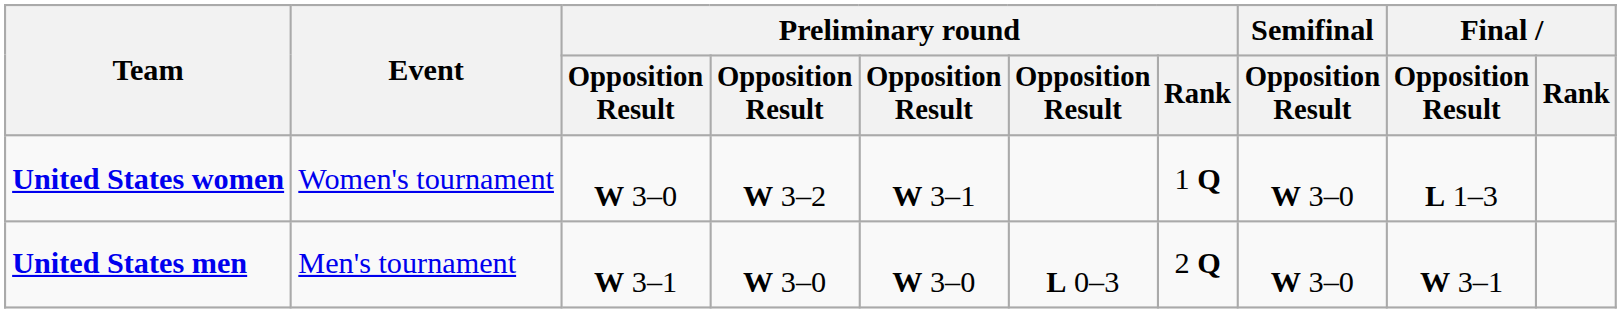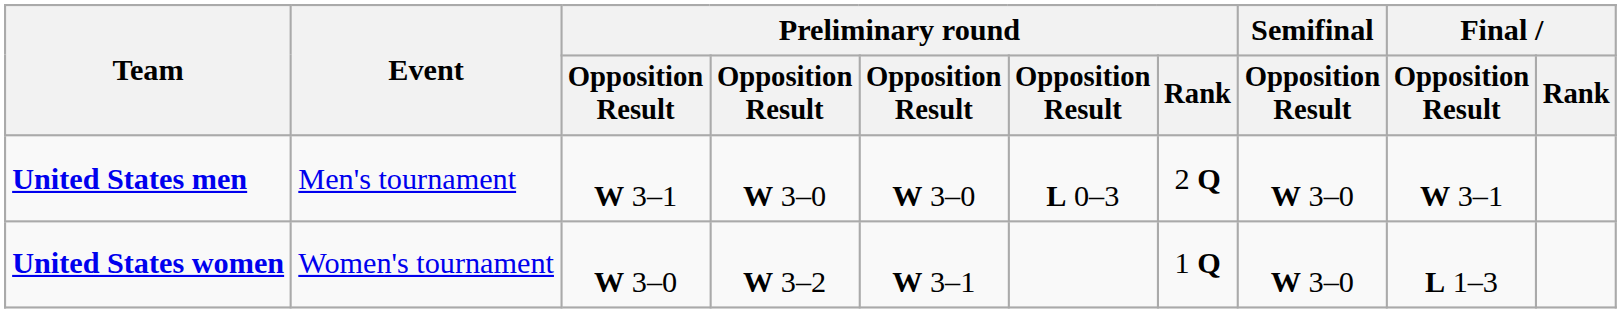rows swapped: (130, 263) <-> (148, 178)
